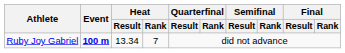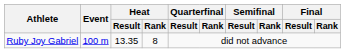(96, 41) bold -> (96, 41) normal
(127, 41) 13.34 -> (127, 41) 13.35
(156, 41) 7 -> (155, 41) 8
